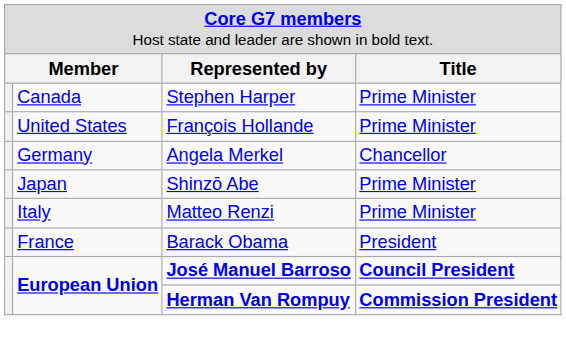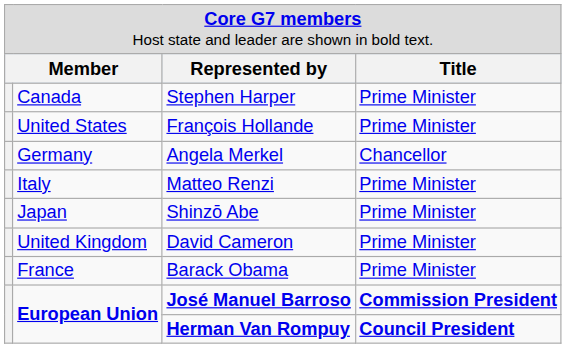rows swapped: (220, 213) <-> (213, 184)
+ row: (230, 241)
(398, 241) President -> (418, 270) Prime Minister
(437, 270) Council President -> (458, 299) Commission President
(458, 299) Commission President -> (437, 328) Council President
